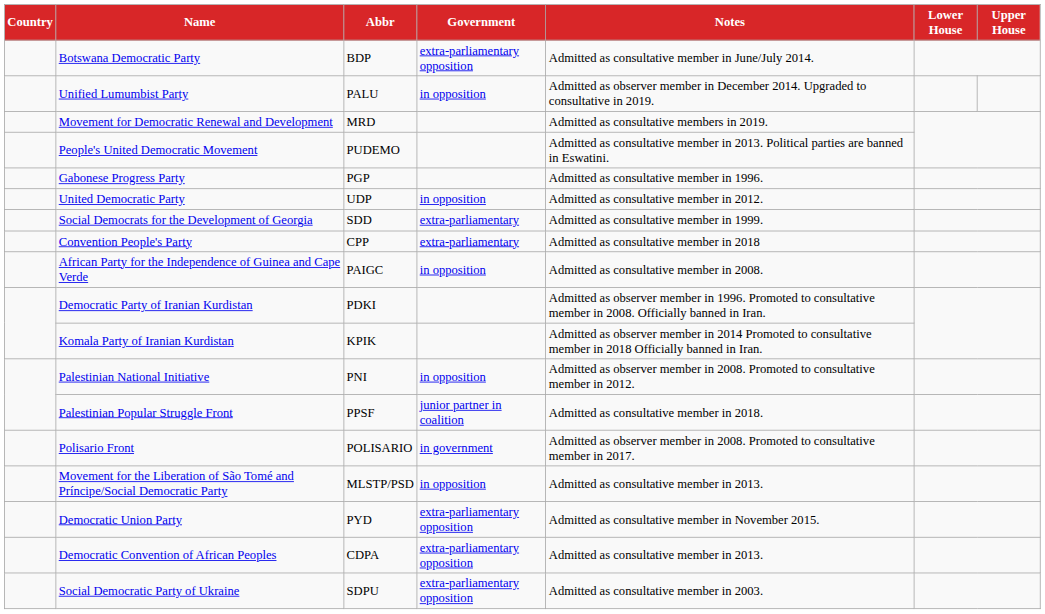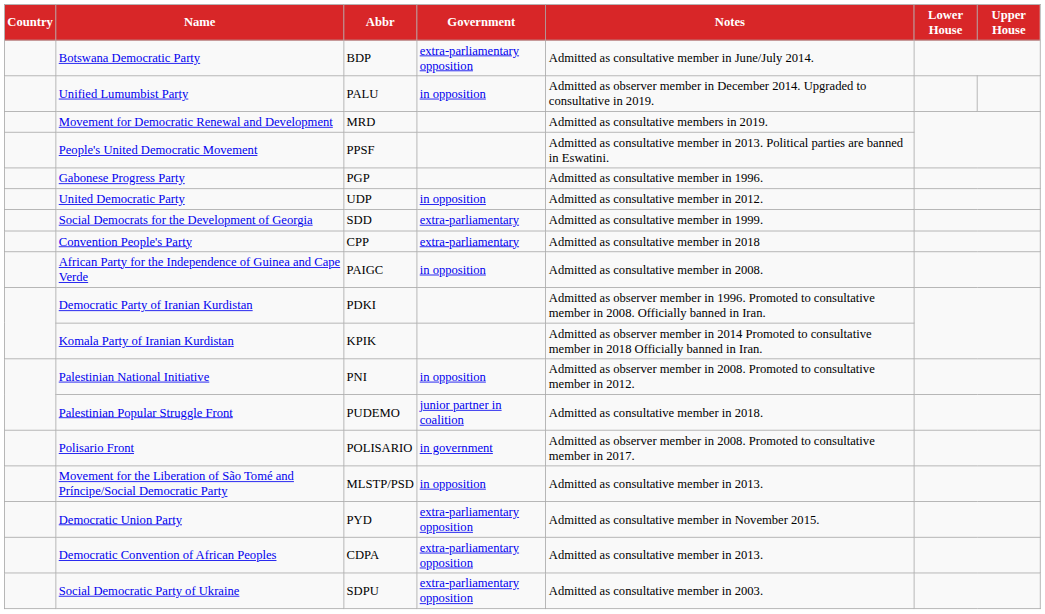(373, 150) PUDEMO -> (361, 150) PPSF
(361, 412) PPSF -> (373, 412) PUDEMO
